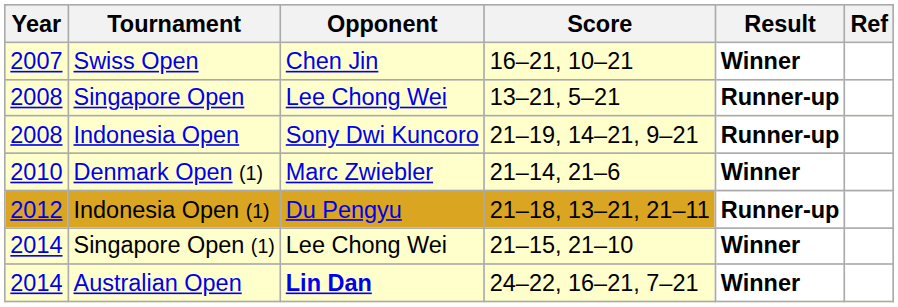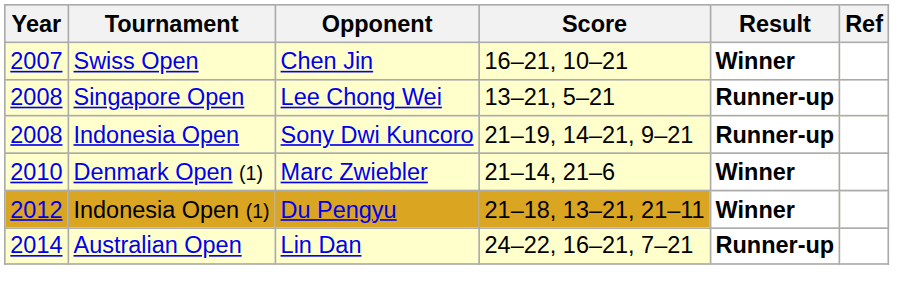(780, 209) Runner-up -> (755, 209) Winner
- row: (174, 246)
(329, 283) bold -> (321, 246) normal
(760, 283) Winner -> (775, 246) Runner-up
